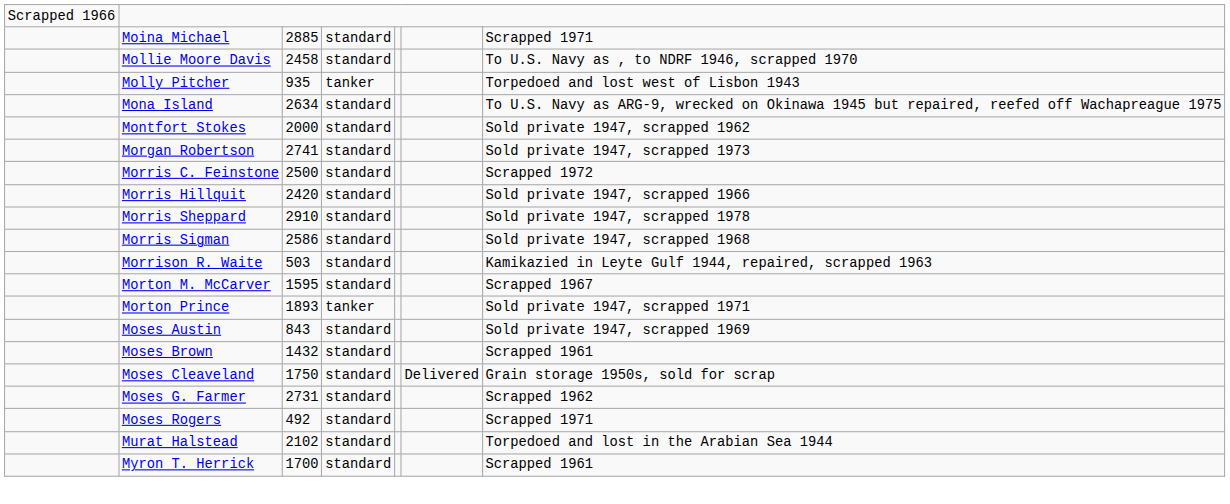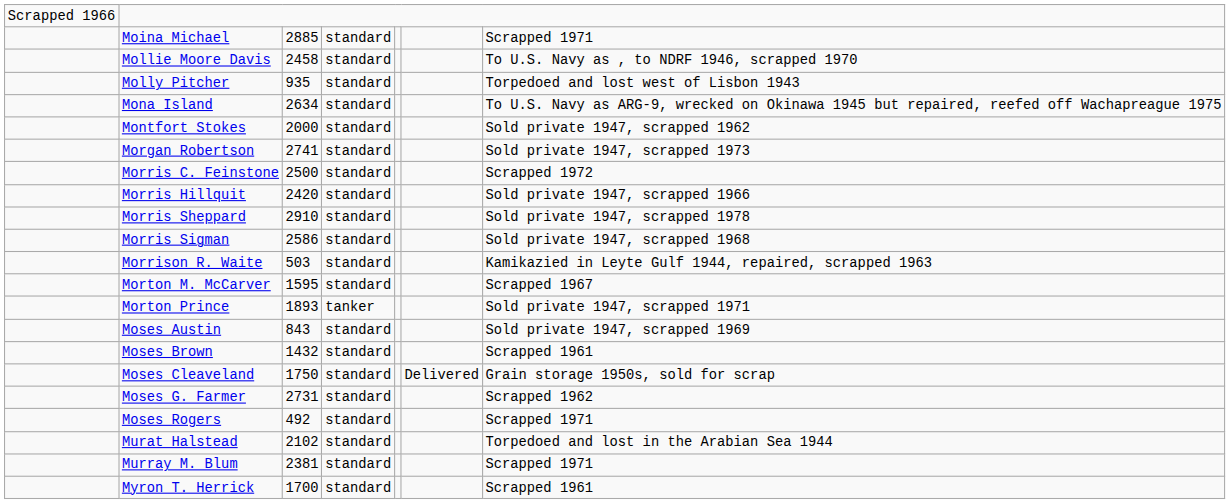(350, 83) tanker -> (358, 83) standard
+ row: (180, 465)
